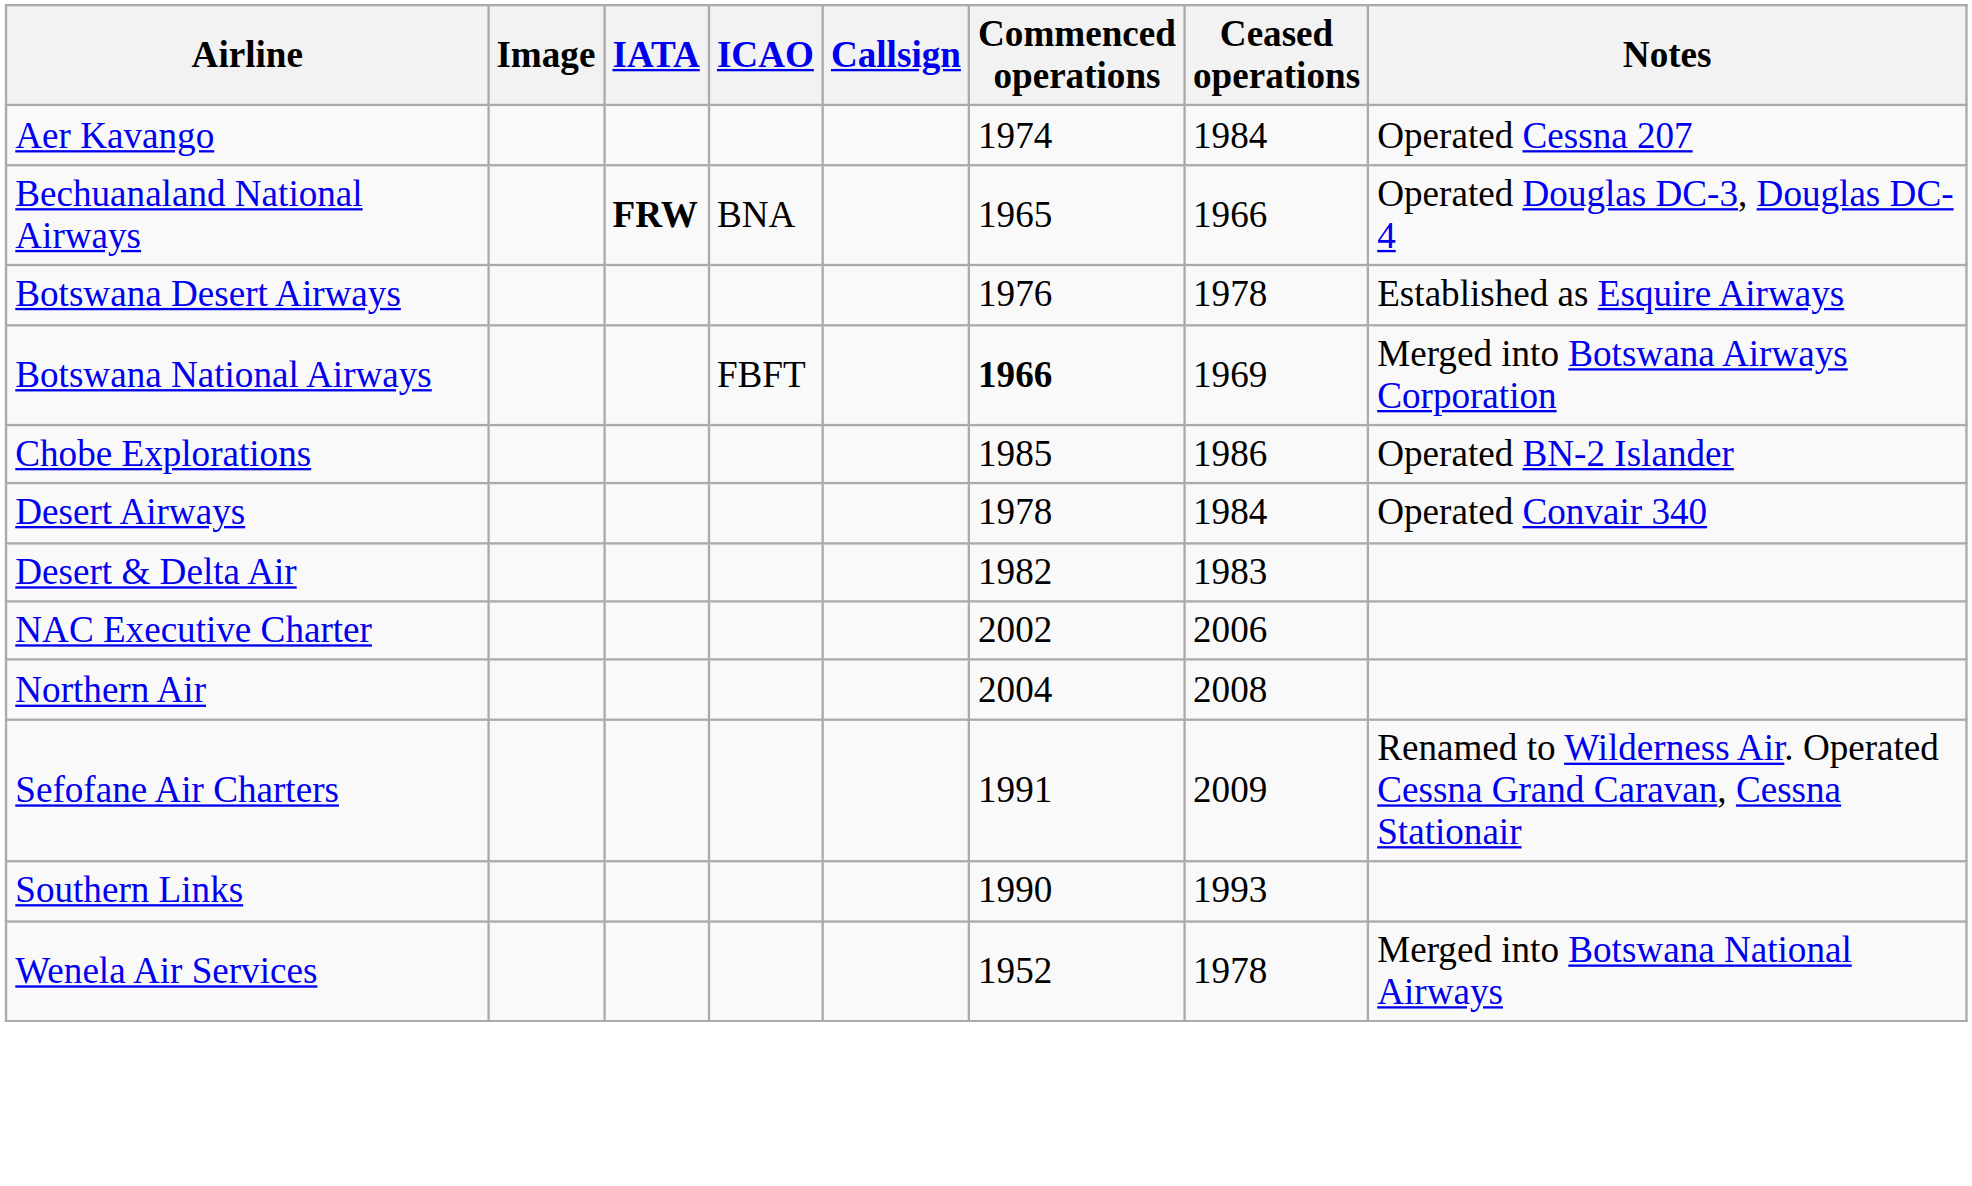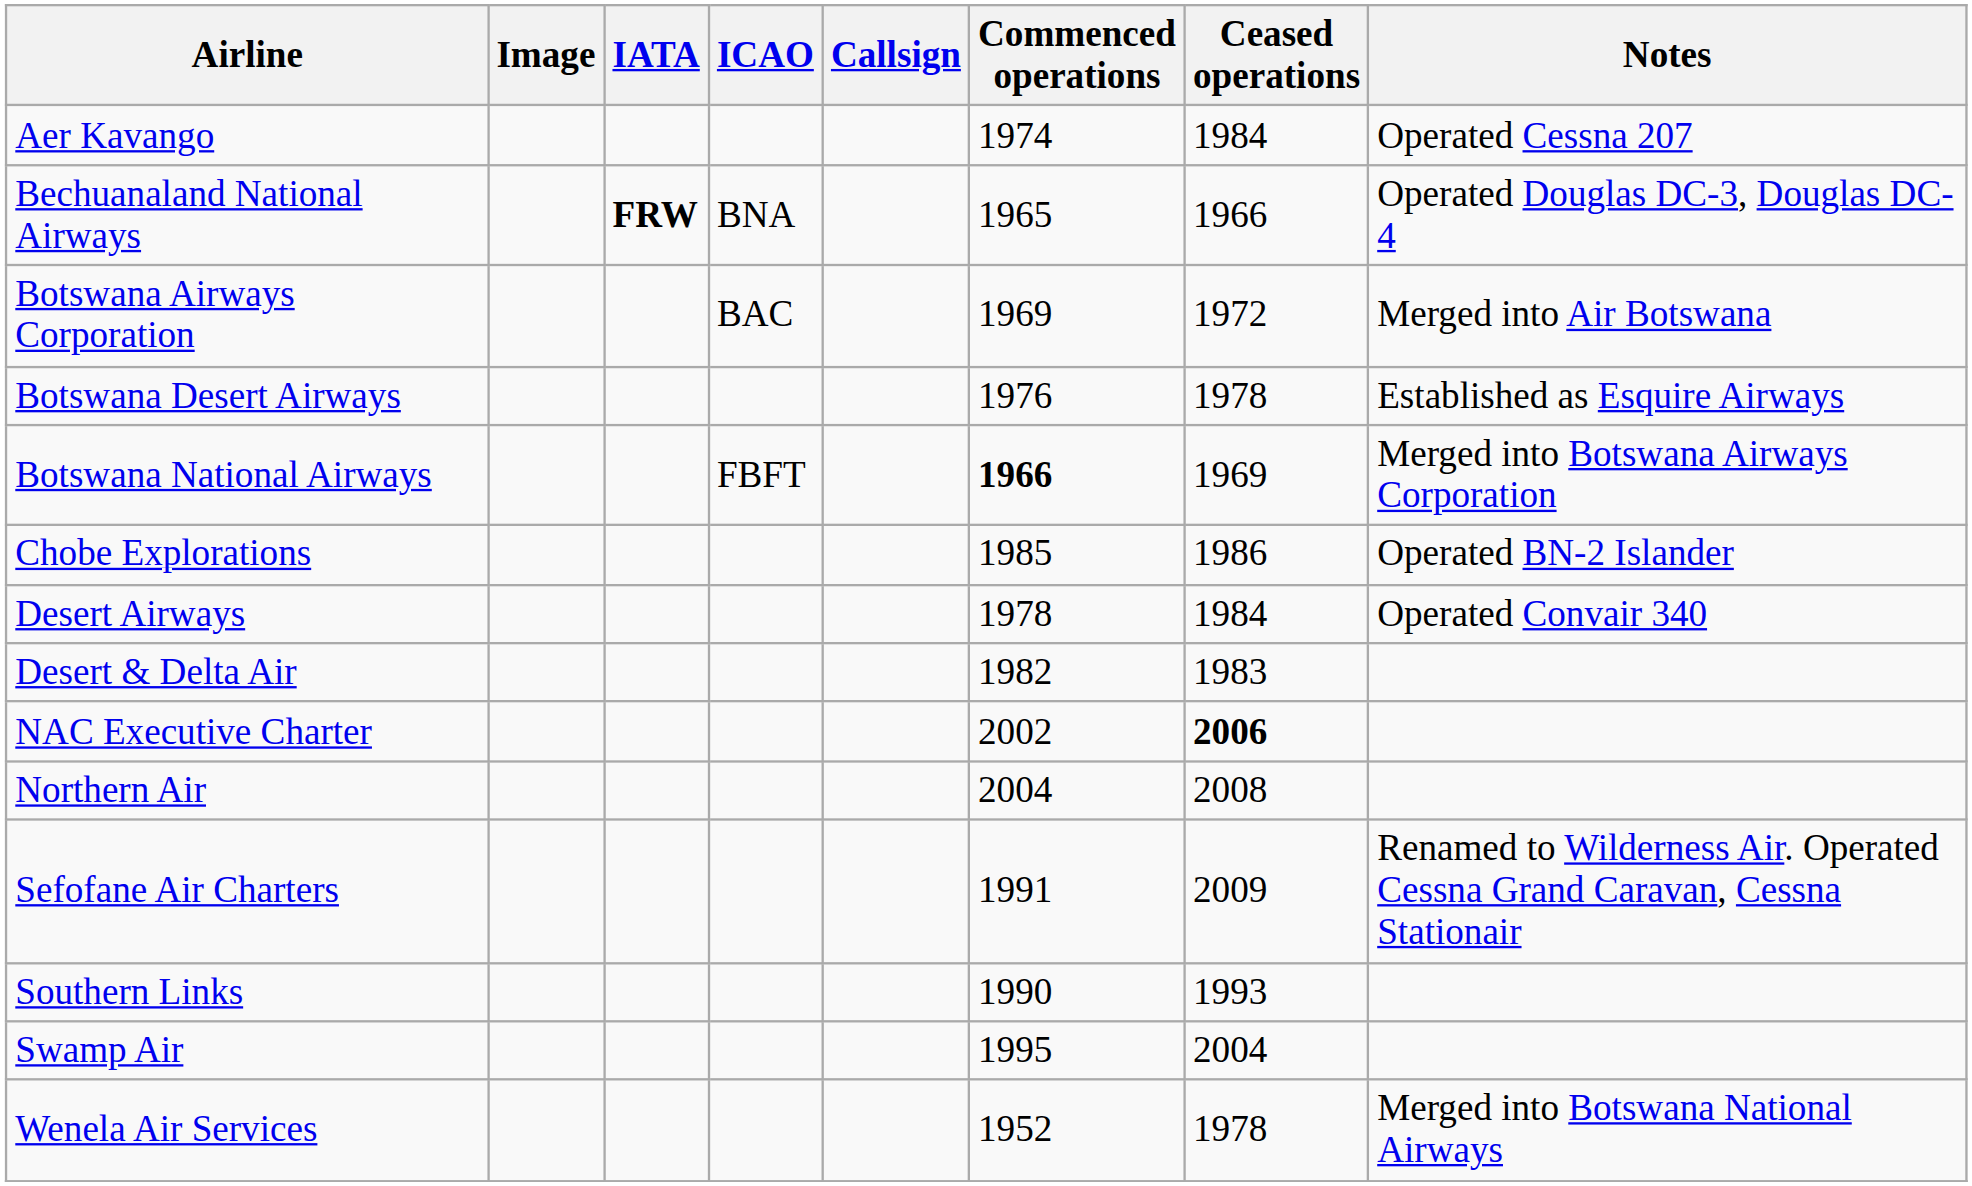+ row: (155, 314)
(1230, 630) normal -> (1230, 730) bold
+ row: (99, 1049)
